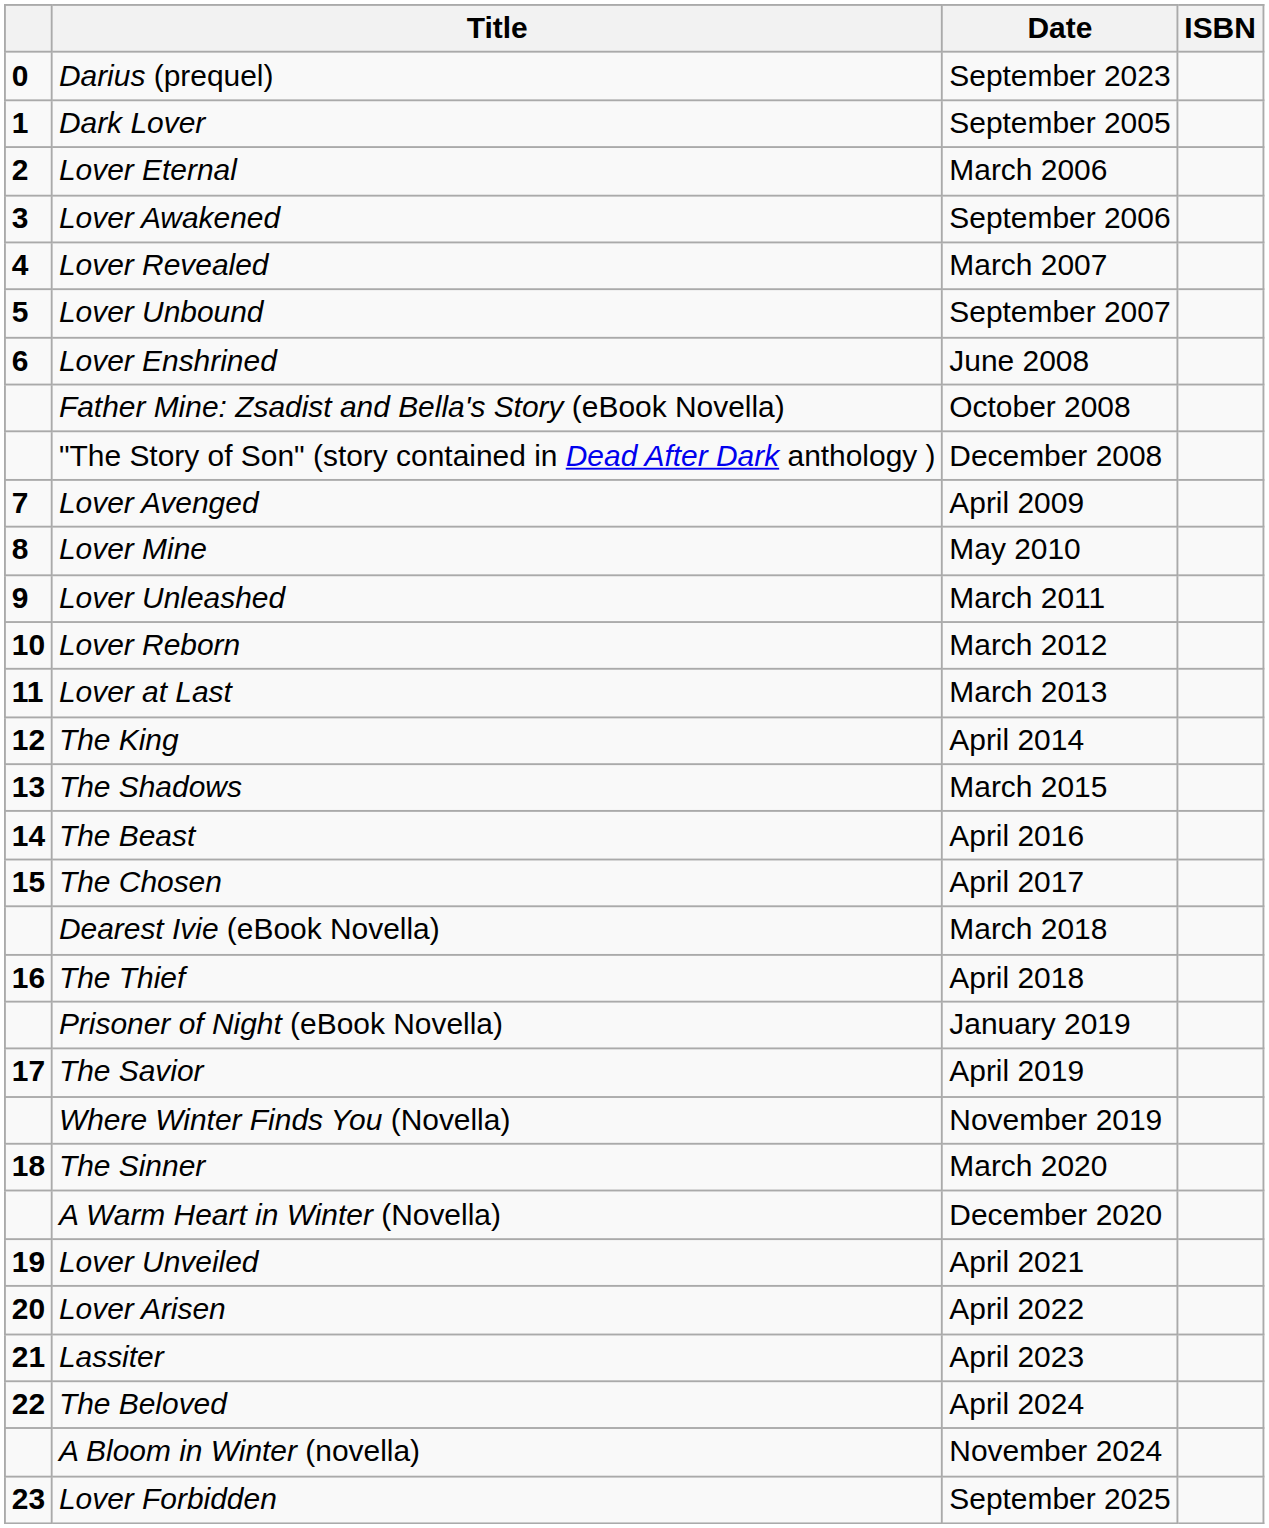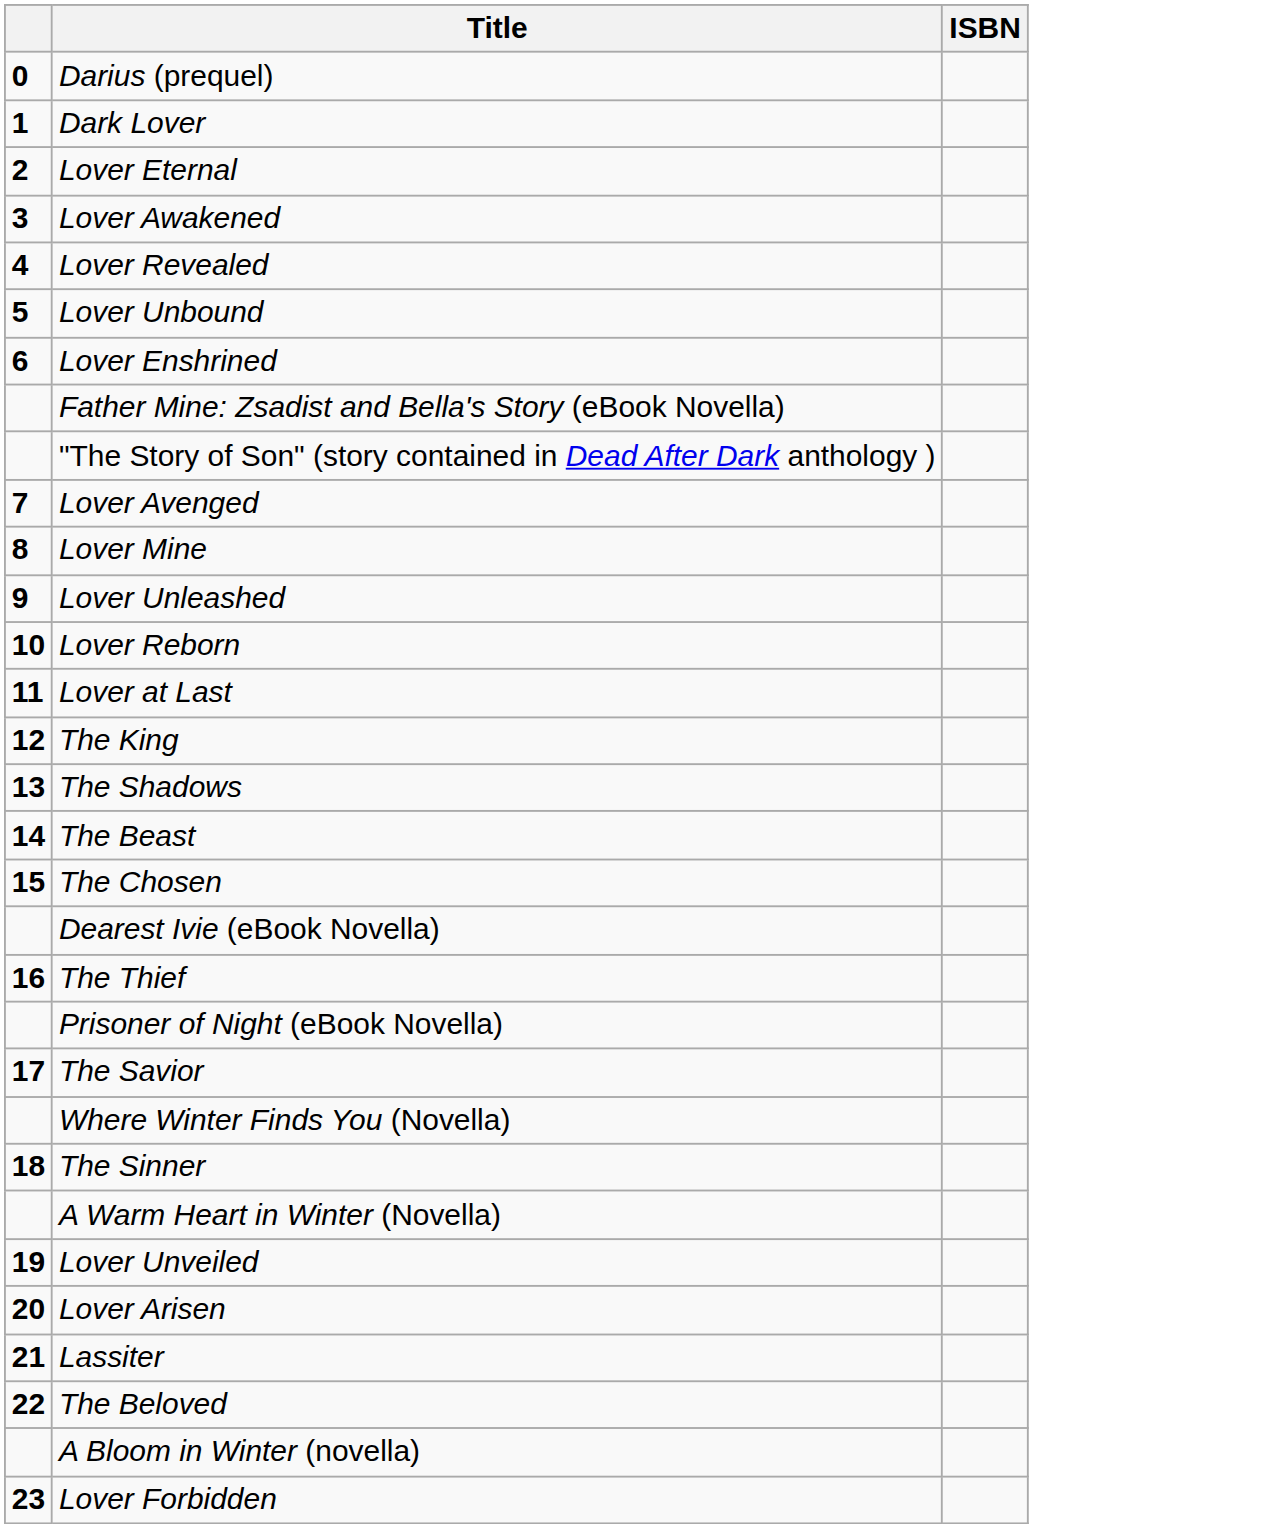- column: (1060, 28)
